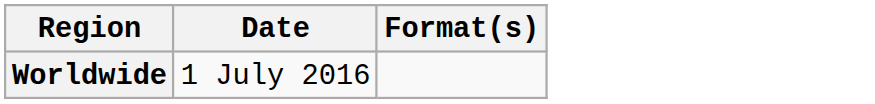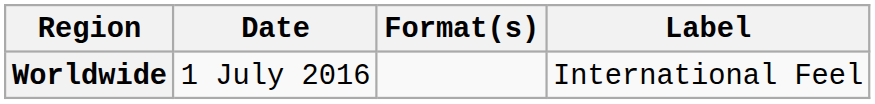+ column: (708, 29)
